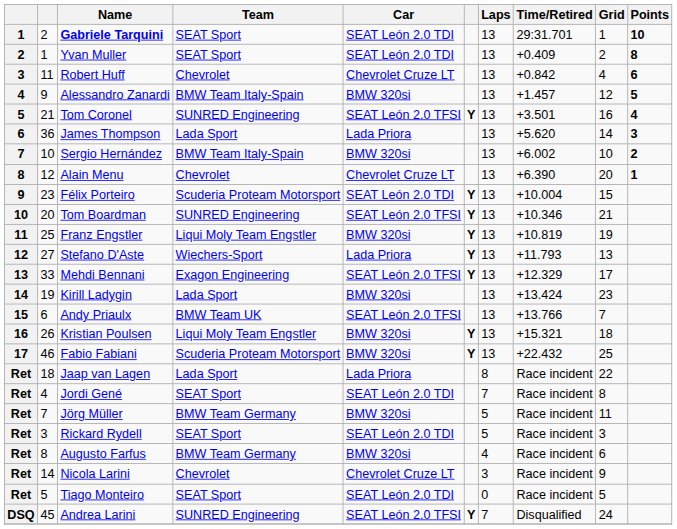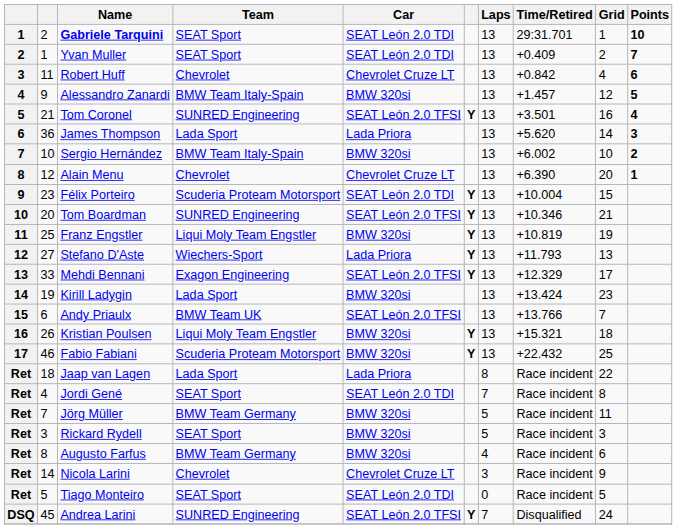(634, 55) 8 -> (634, 55) 7
(400, 434) SEAT León 2.0 TDI -> (378, 434) BMW 320si
